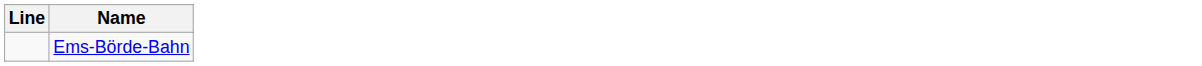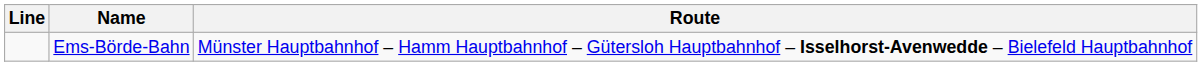+ column: (695, 18)
